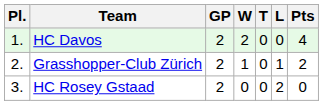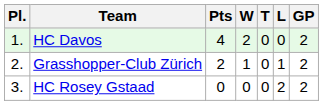columns swapped: (220, 16) <-> (303, 16)
